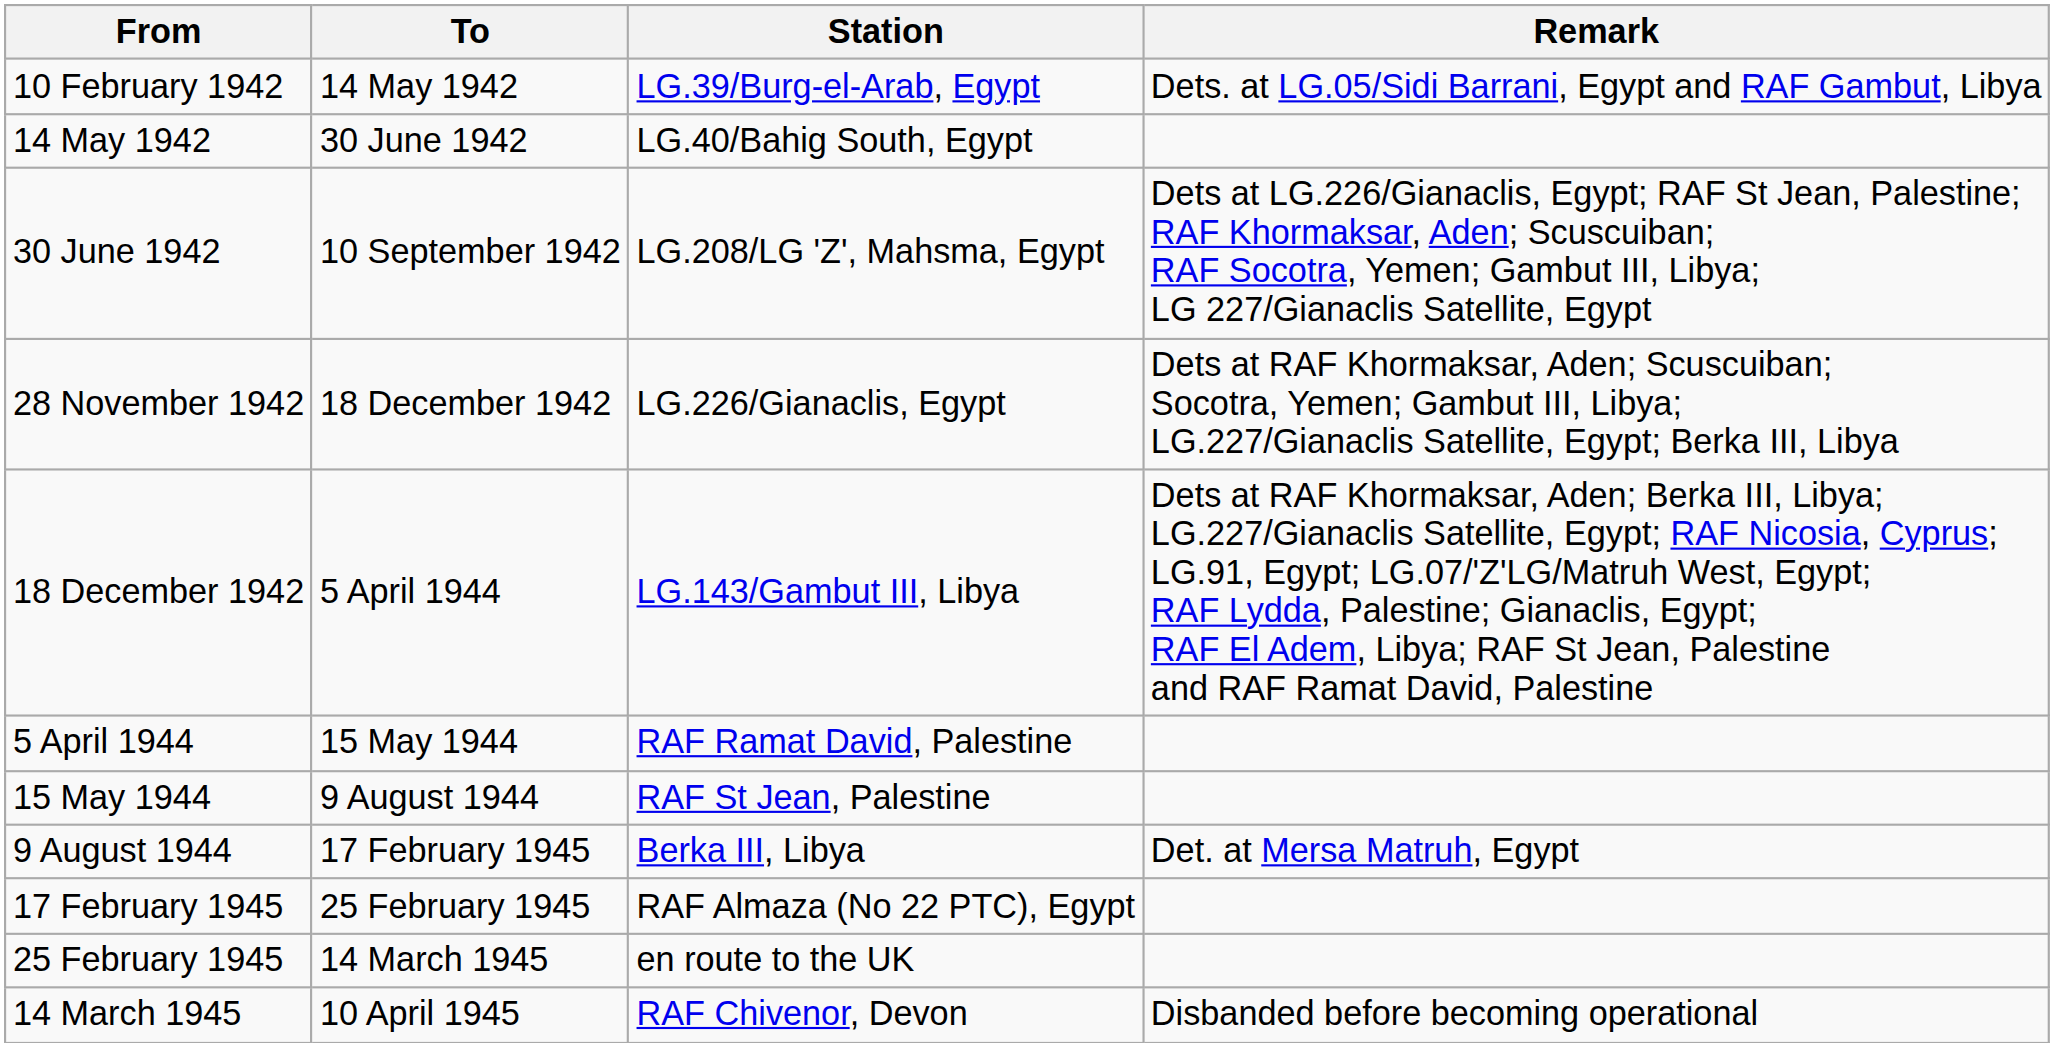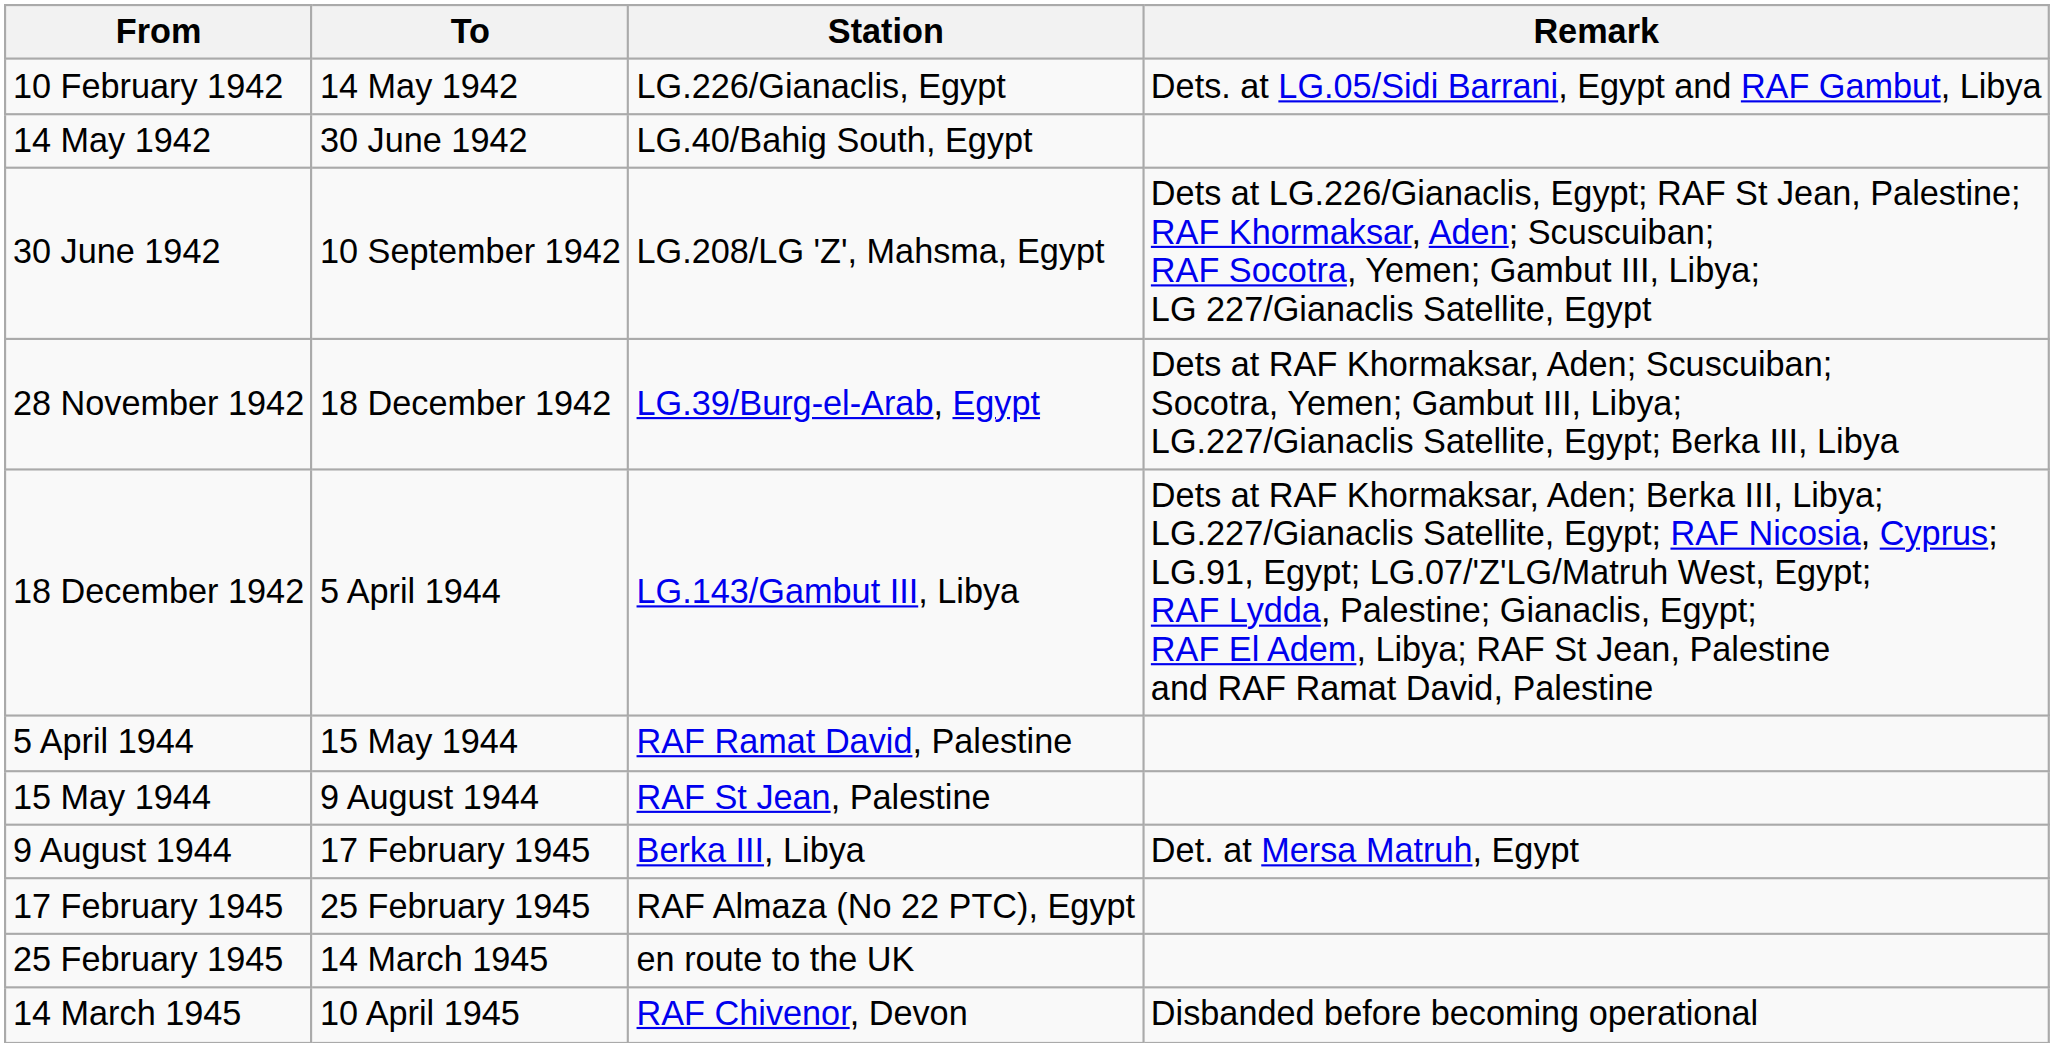(838, 85) LG.39/Burg-el-Arab, Egypt -> (821, 85) LG.226/Gianaclis, Egypt
(821, 402) LG.226/Gianaclis, Egypt -> (838, 402) LG.39/Burg-el-Arab, Egypt
